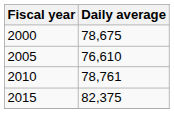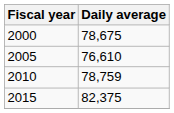(101, 77) 78,761 -> (101, 77) 78,759
